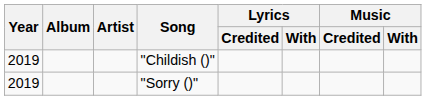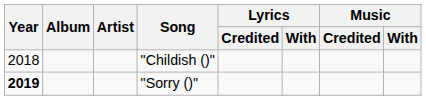(24, 60) 2019 -> (24, 60) 2018
(24, 83) normal -> (24, 83) bold
